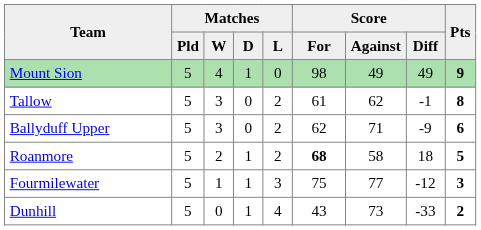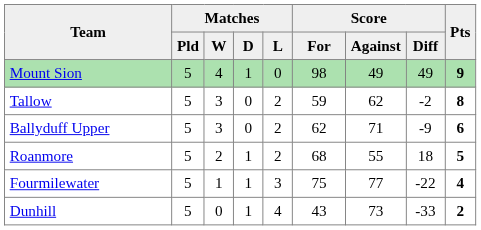(319, 100) 61 -> (319, 100) 59
(425, 100) -1 -> (425, 100) -2
(319, 156) bold -> (319, 156) normal
(376, 156) 58 -> (376, 156) 55
(425, 183) -12 -> (425, 183) -22
(460, 183) 3 -> (460, 183) 4
